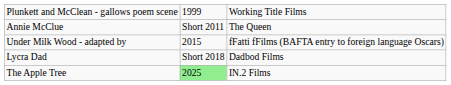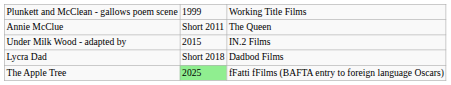(336, 42) fFatti fFilms (BAFTA entry to foreign language Oscars) -> (250, 42) IN.2 Films
(250, 73) IN.2 Films -> (336, 73) fFatti fFilms (BAFTA entry to foreign language Oscars)
